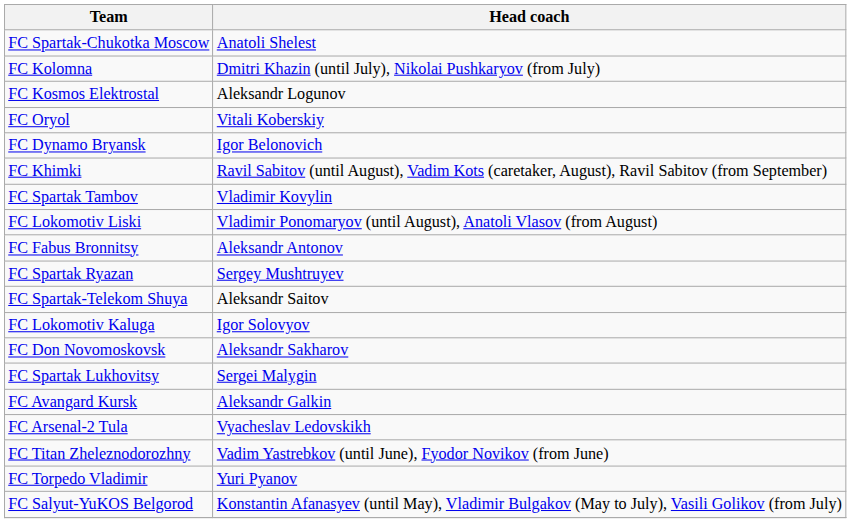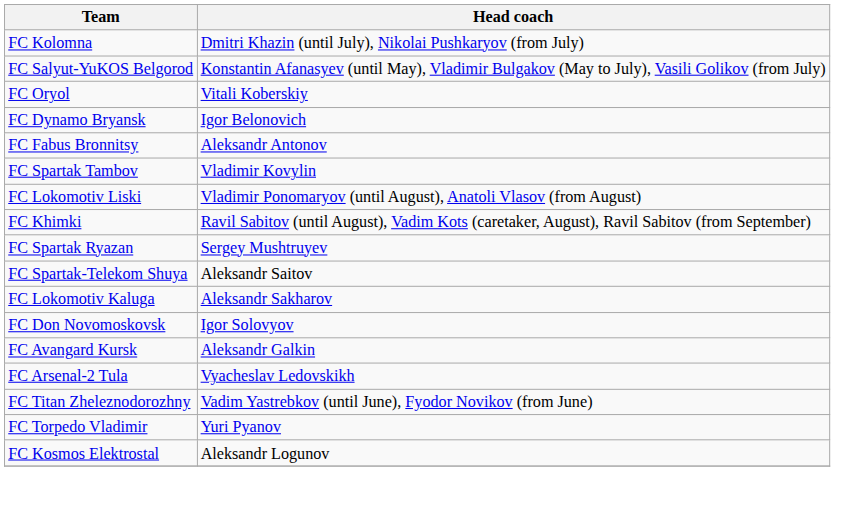- row: (109, 42)
rows swapped: (84, 94) <-> (101, 504)
rows swapped: (45, 171) <-> (73, 247)
(263, 324) Igor Solovyov -> (266, 299) Aleksandr Sakharov
(283, 350) Aleksandr Sakharov -> (247, 324) Igor Solovyov
- row: (84, 376)
